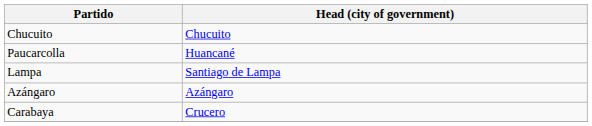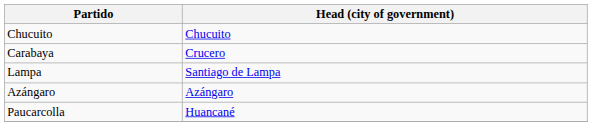rows swapped: (36, 53) <-> (30, 111)
